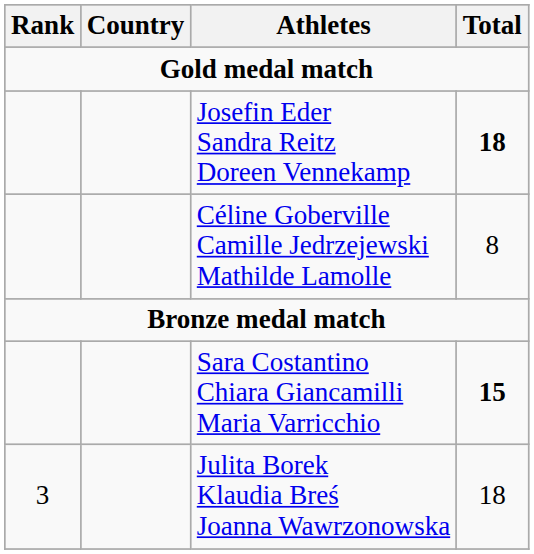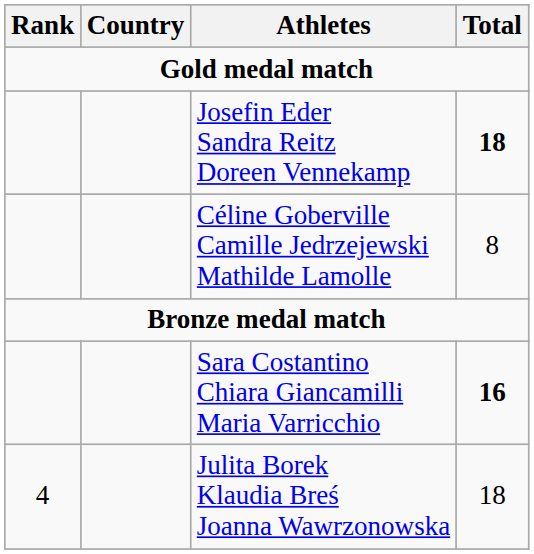(492, 392) 15 -> (492, 392) 16
(43, 496) 3 -> (43, 496) 4
